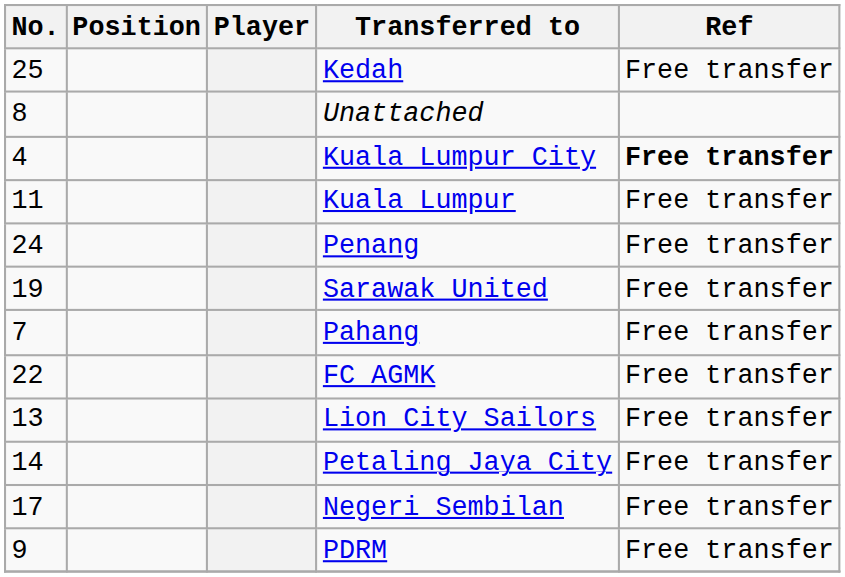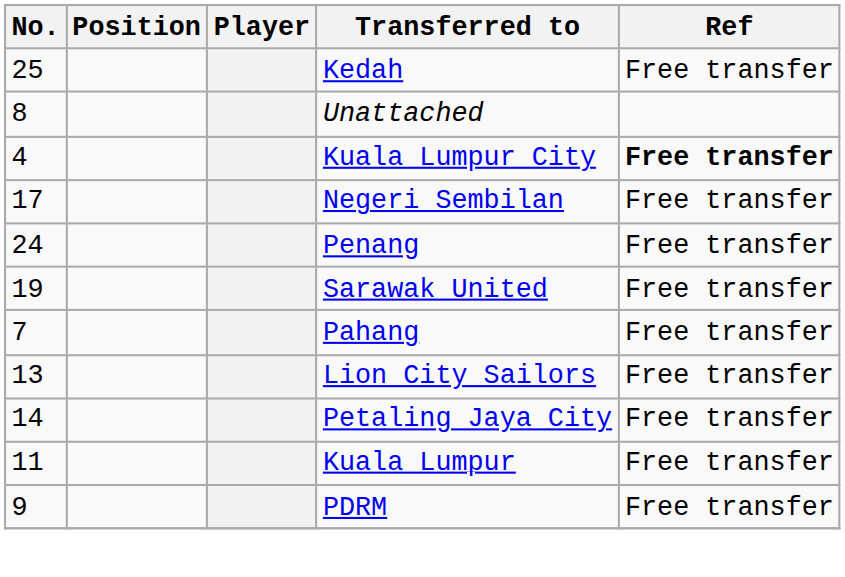rows swapped: (443, 507) <-> (419, 201)
- row: (379, 376)
